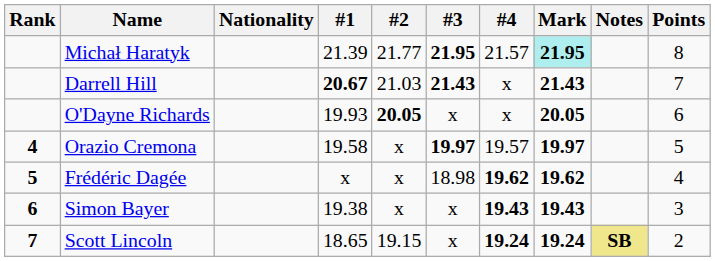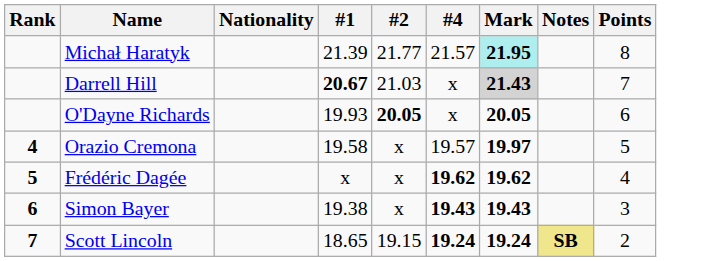- column: (453, 20)
(562, 83) no background -> (509, 83) lightgrey background
